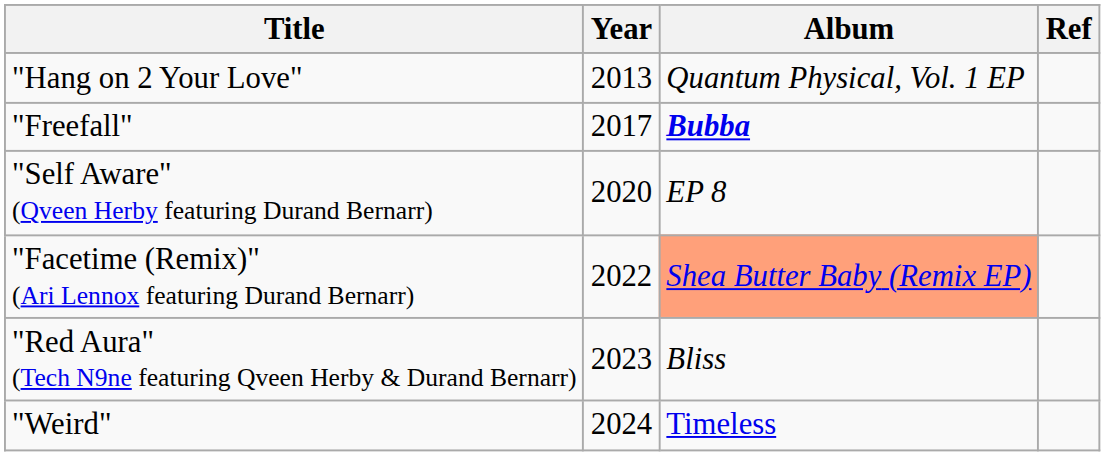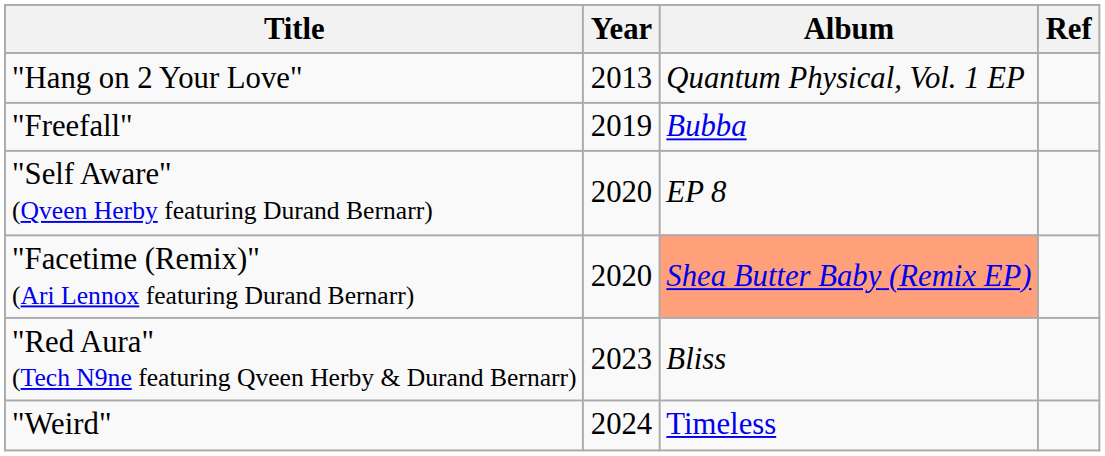(621, 126) 2017 -> (621, 126) 2019
(708, 126) bold -> (706, 126) normal
(621, 275) 2022 -> (621, 275) 2020
